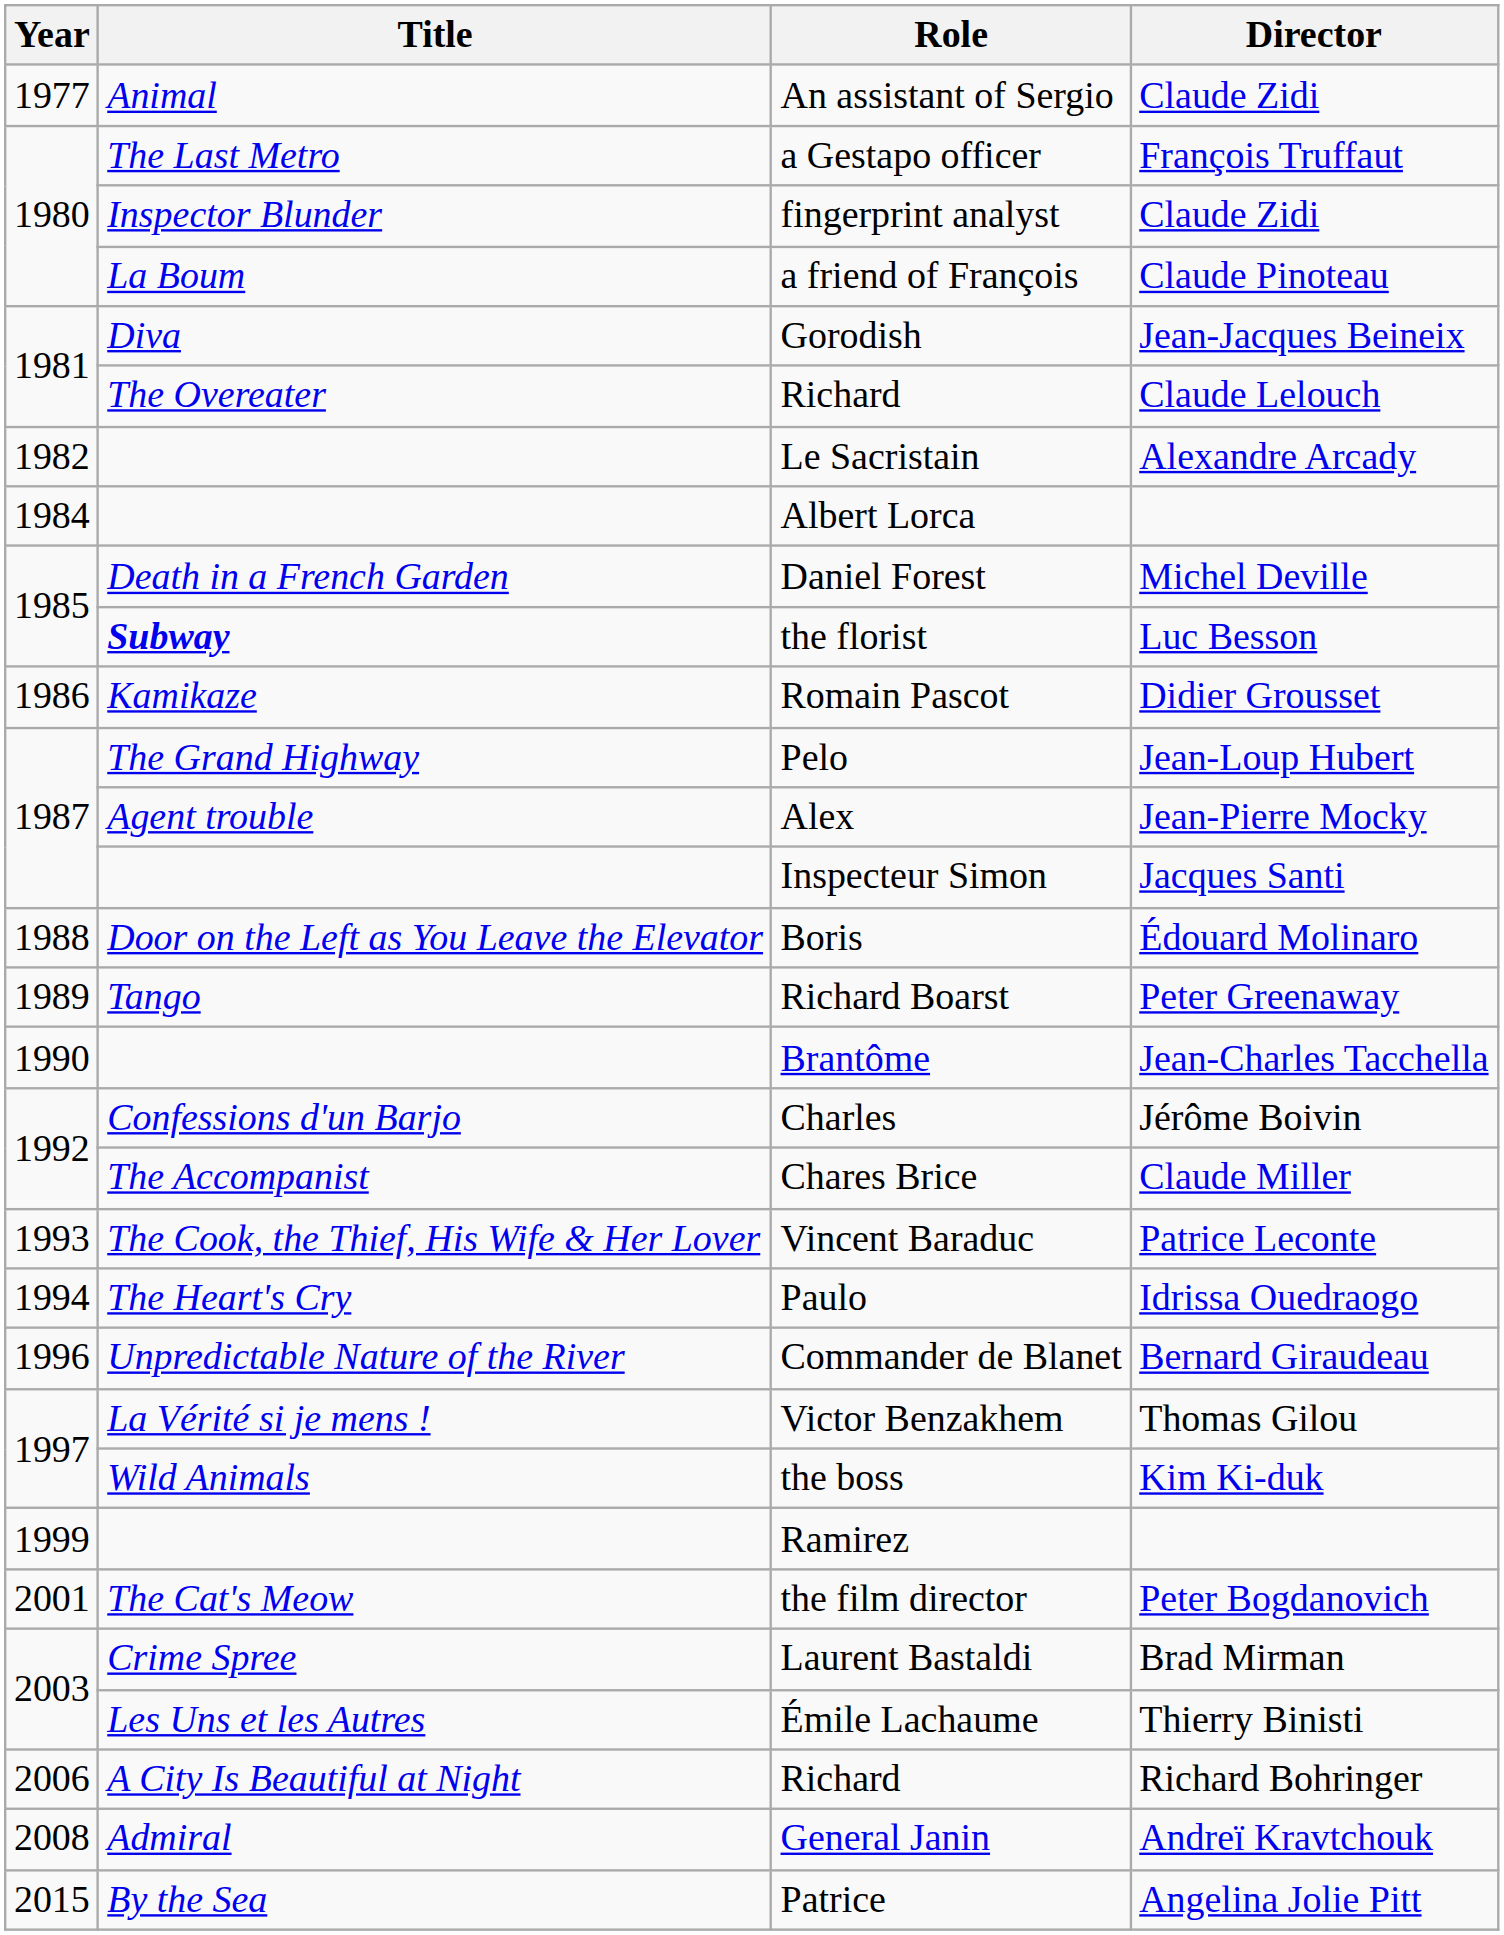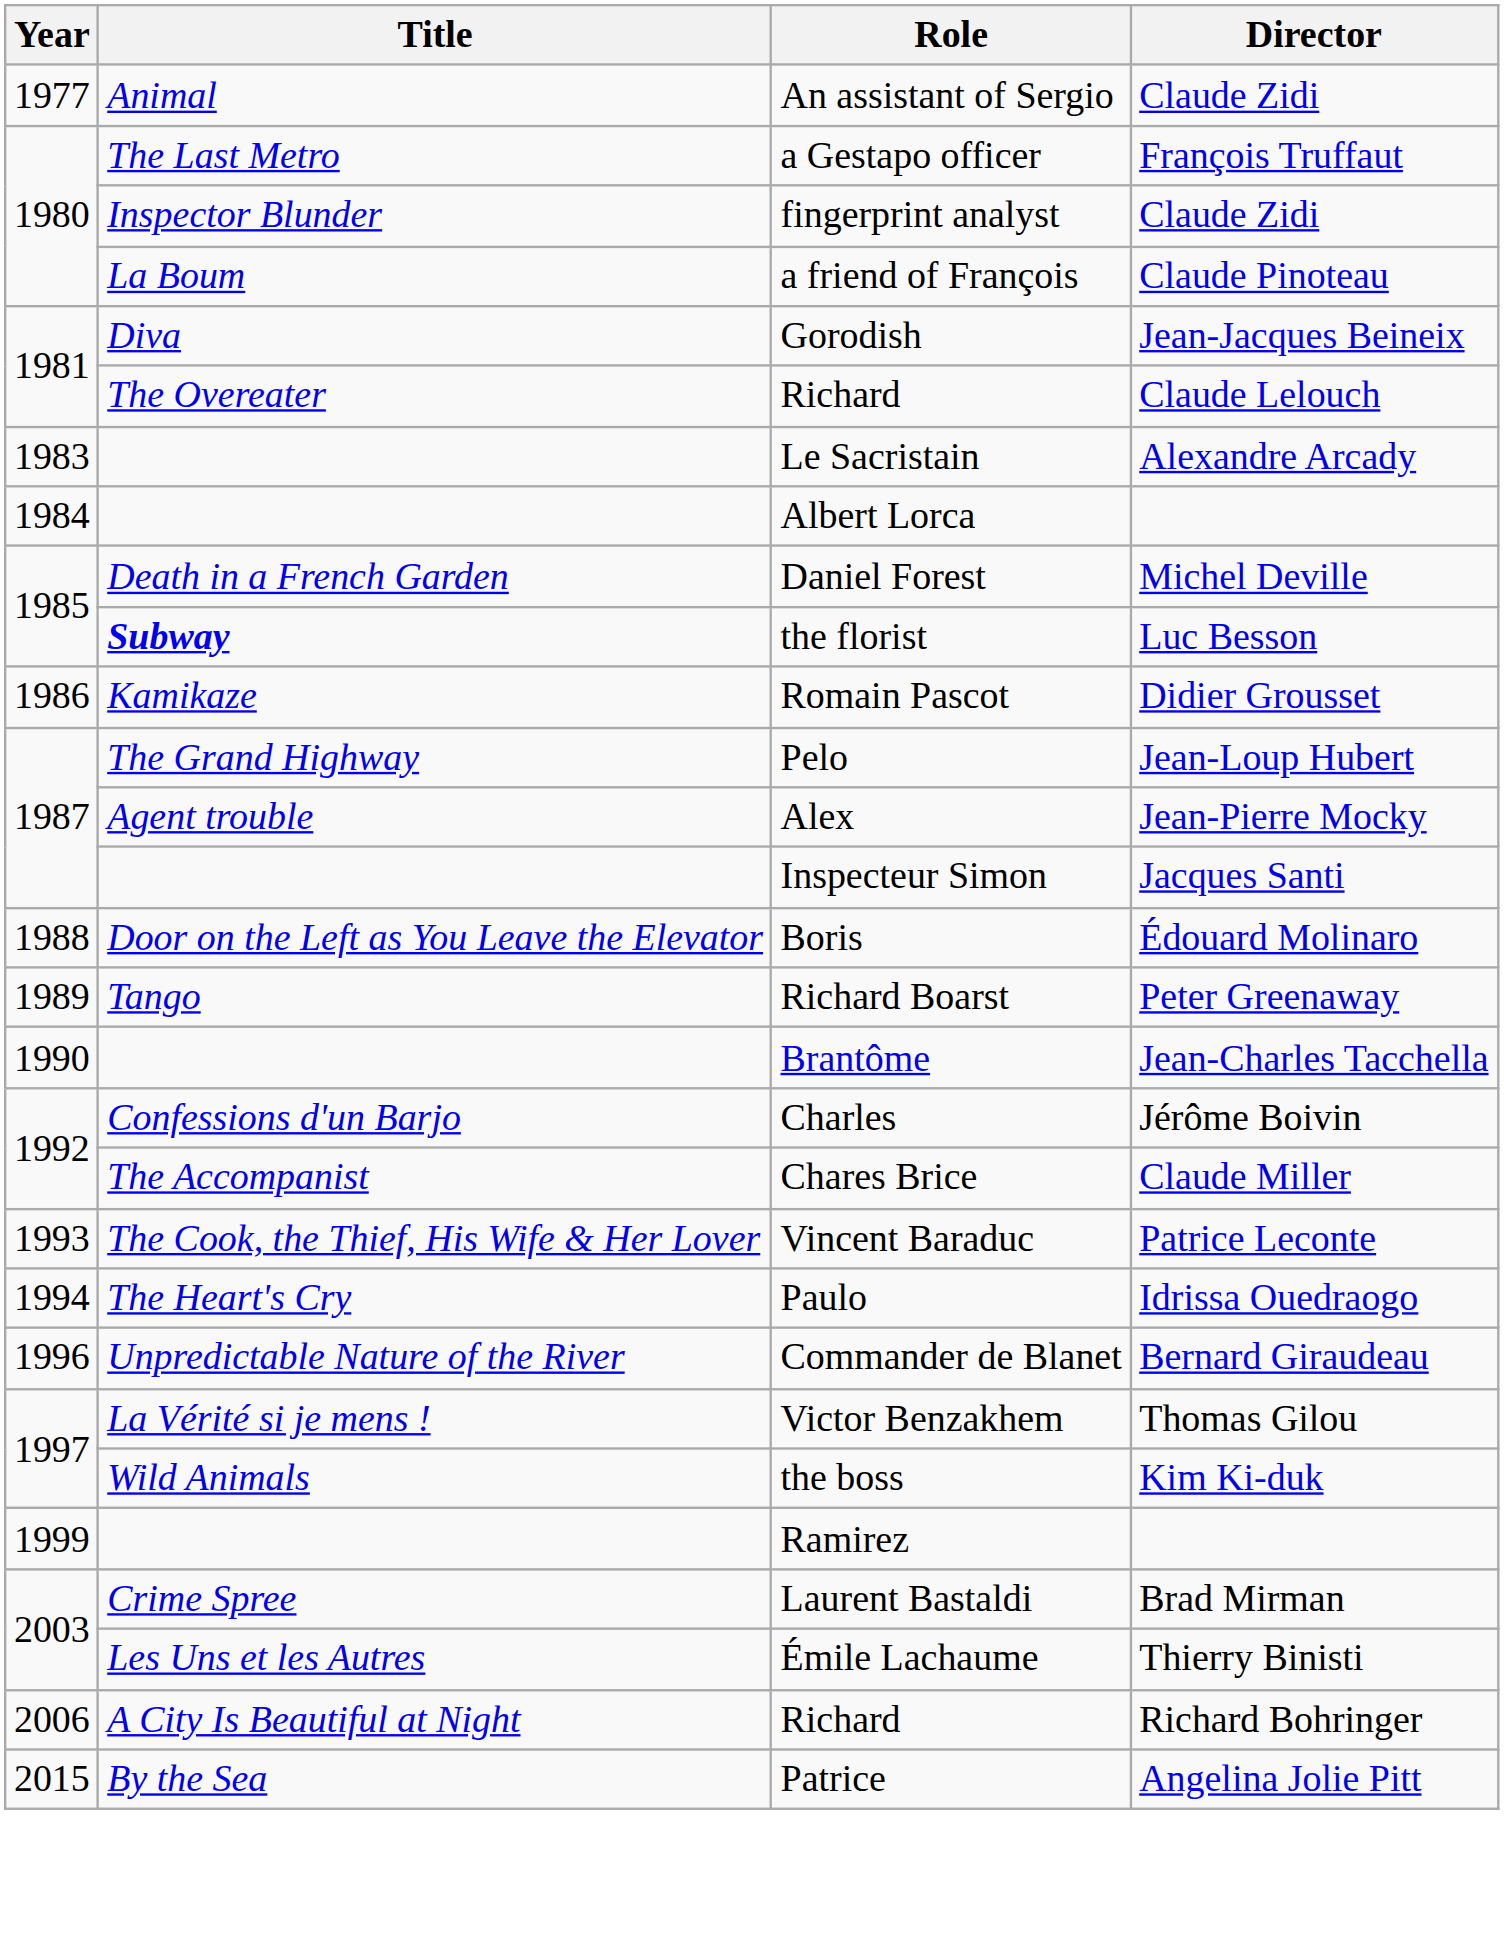(52, 455) 1982 -> (52, 455) 1983
- row: (904, 1598)
- row: (885, 1838)
